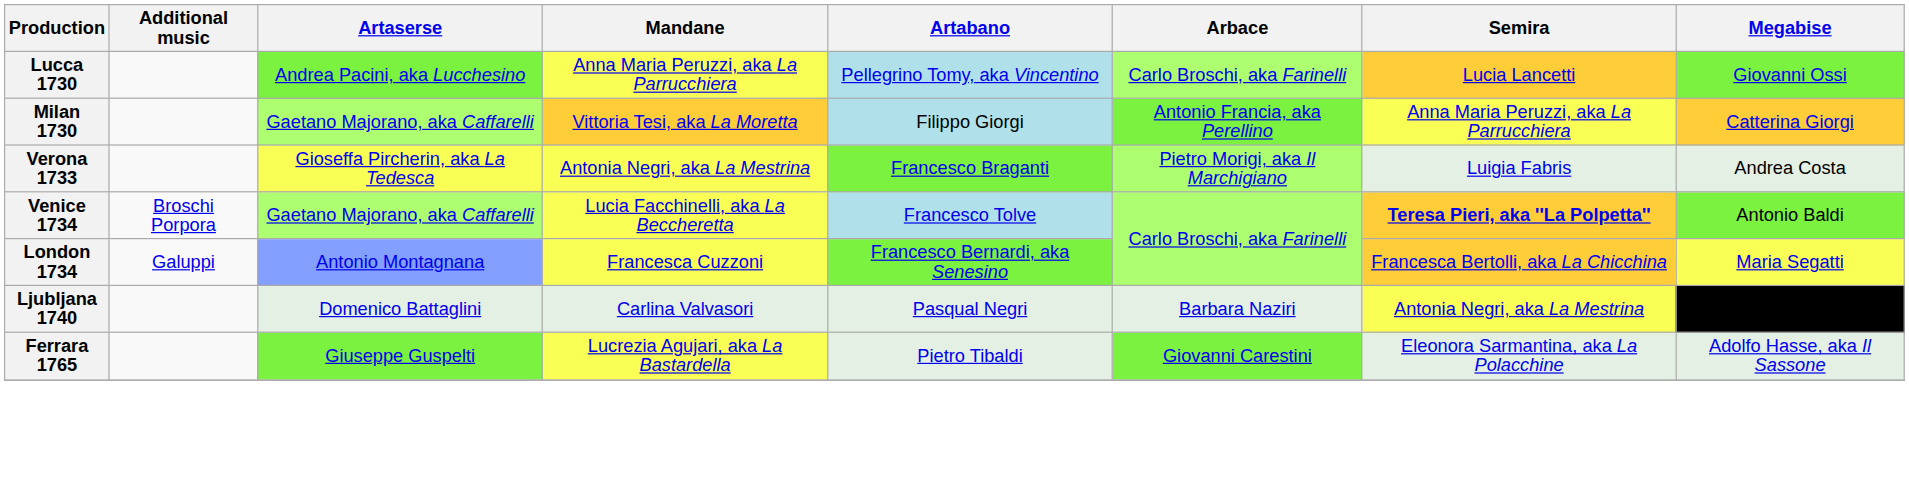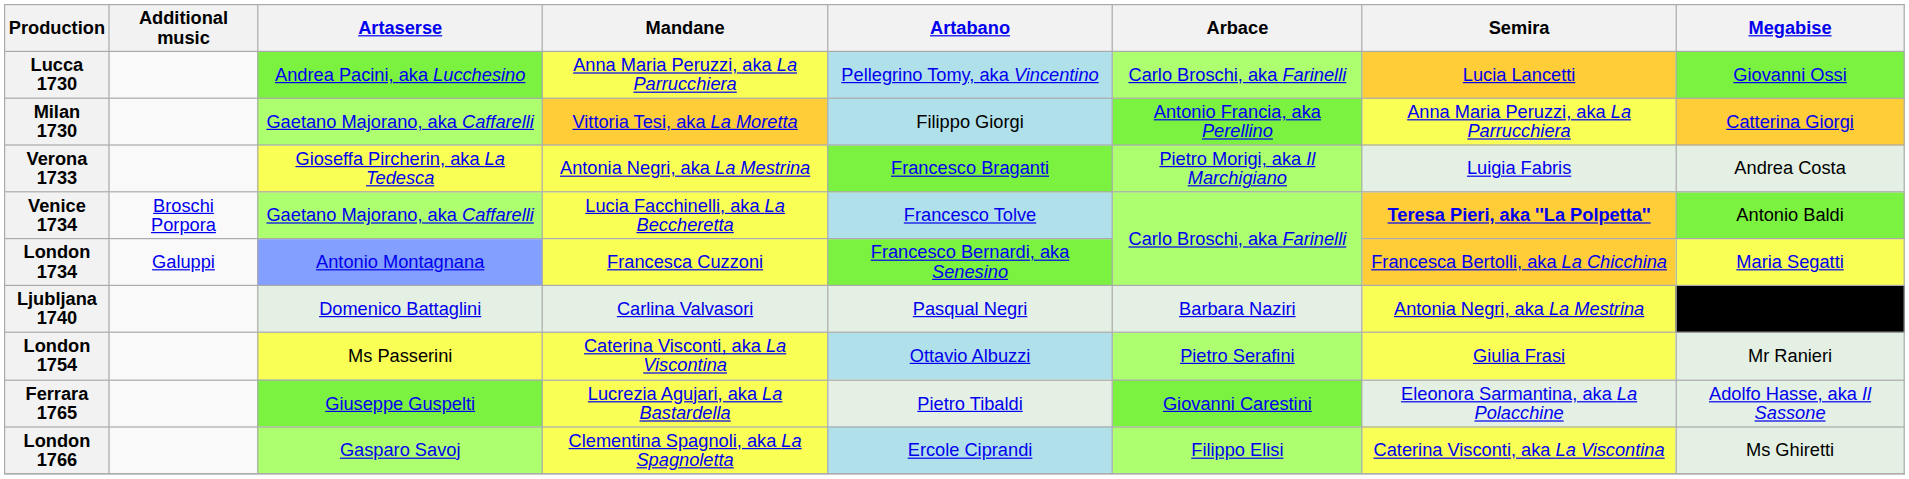+ row: (57, 356)
+ row: (57, 450)
